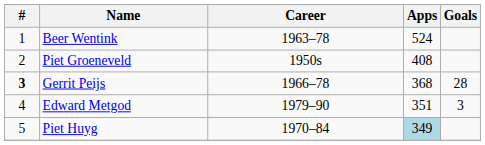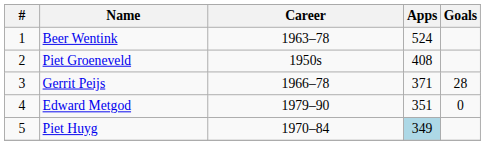(22, 83) bold -> (22, 83) normal
(422, 83) 368 -> (422, 83) 371
(460, 106) 3 -> (460, 106) 0
